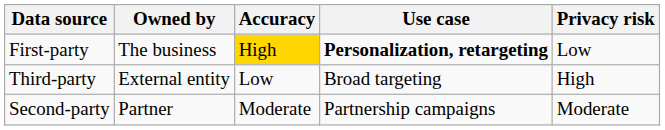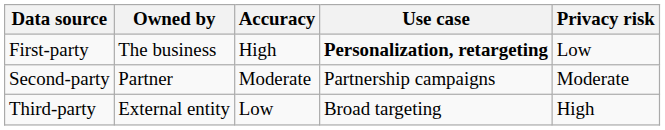(258, 49) gold background -> (258, 49) no background
rows swapped: (59, 109) <-> (52, 79)
